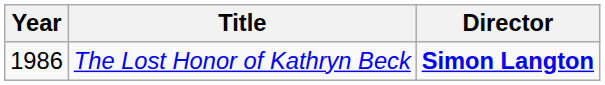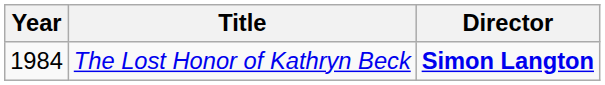(37, 60) 1986 -> (37, 60) 1984
